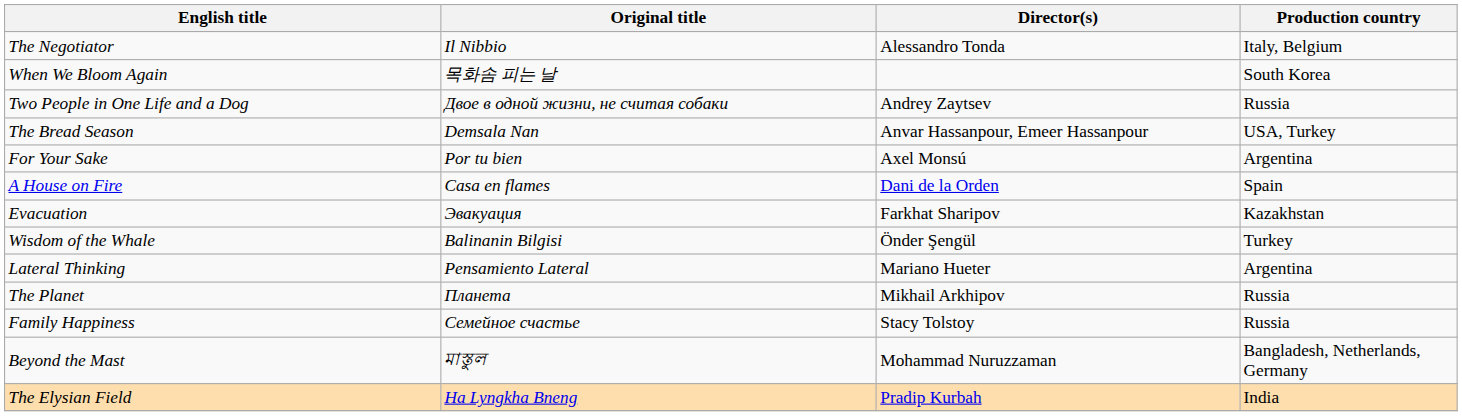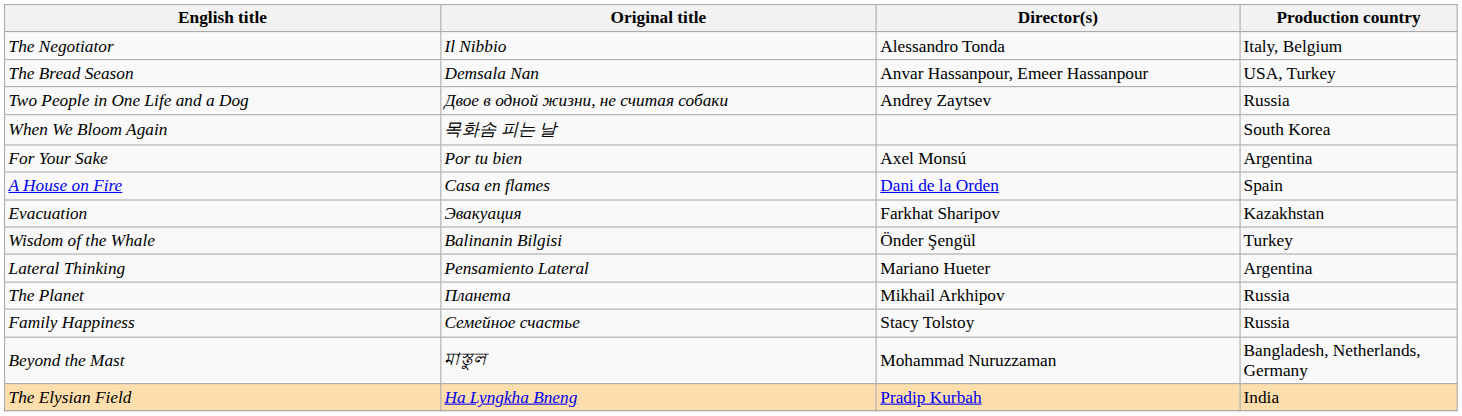rows swapped: (71, 131) <-> (88, 74)
